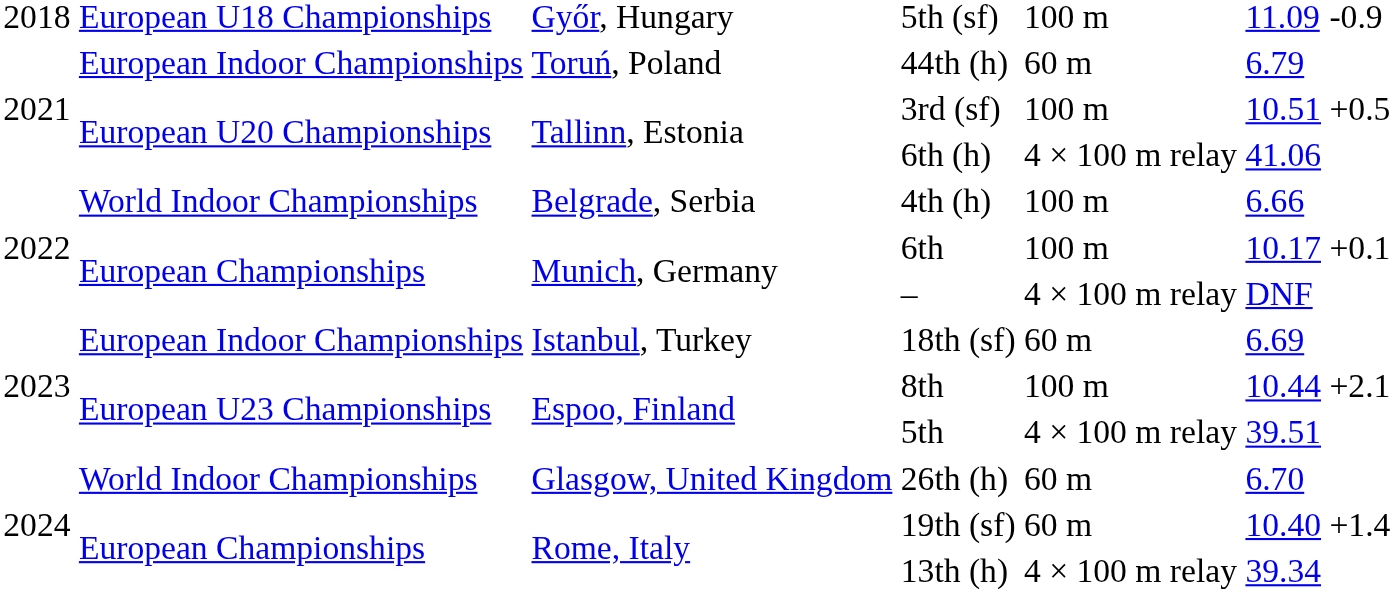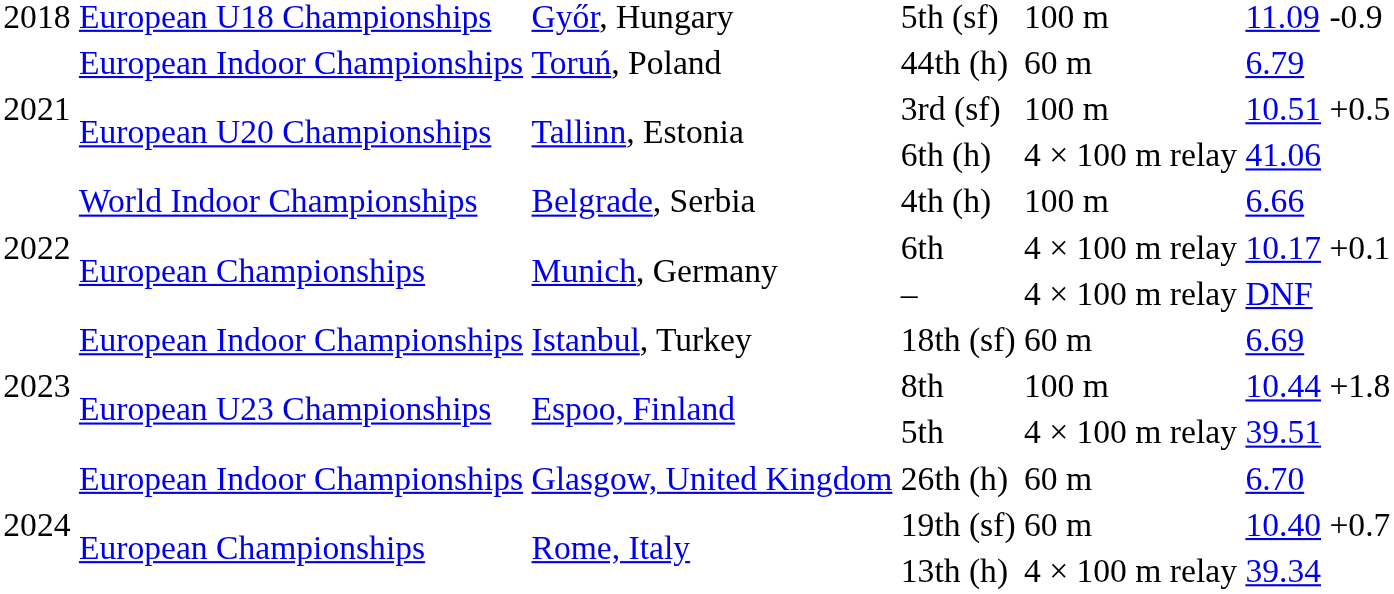(1066, 247) 100 m -> (1130, 247) 4 × 100 m relay
(1360, 386) +2.1 -> (1360, 386) +1.8
(278, 478) World Indoor Championships -> (301, 478) European Indoor Championships
(1360, 524) +1.4 -> (1360, 524) +0.7
